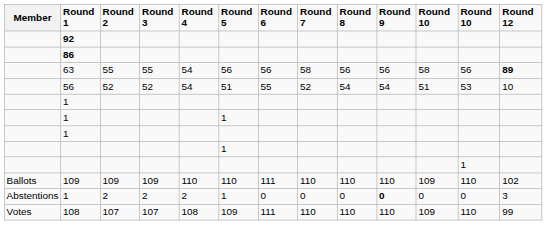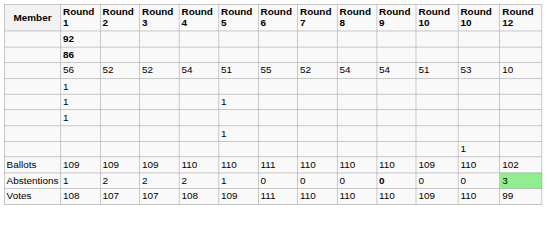- row: (69, 70)
(505, 196) no background -> (505, 180) lightgreen background
